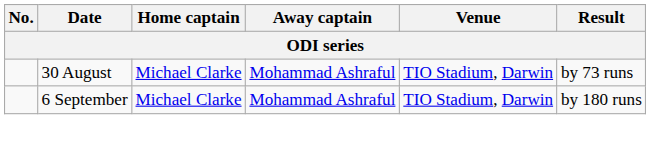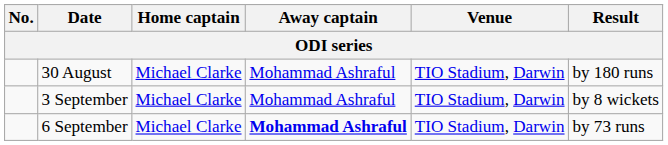(597, 72) by 73 runs -> (613, 72) by 180 runs
+ row: (85, 99)
(322, 99) normal -> (328, 126) bold
(601, 99) by 180 runs -> (609, 126) by 73 runs
